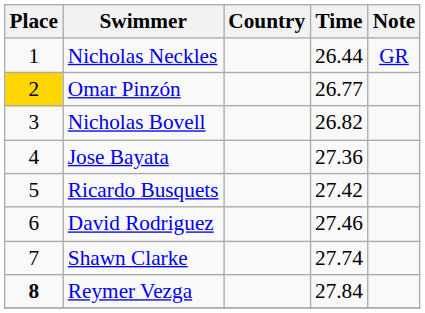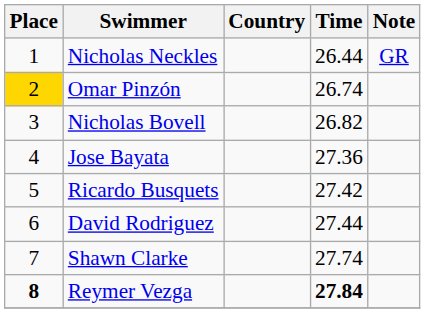(339, 88) 26.77 -> (339, 88) 26.74
(339, 223) 27.46 -> (339, 223) 27.44
(339, 291) normal -> (339, 291) bold
